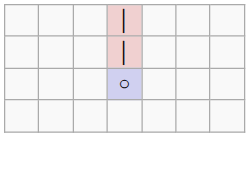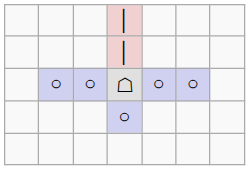+ row: (56, 84)
